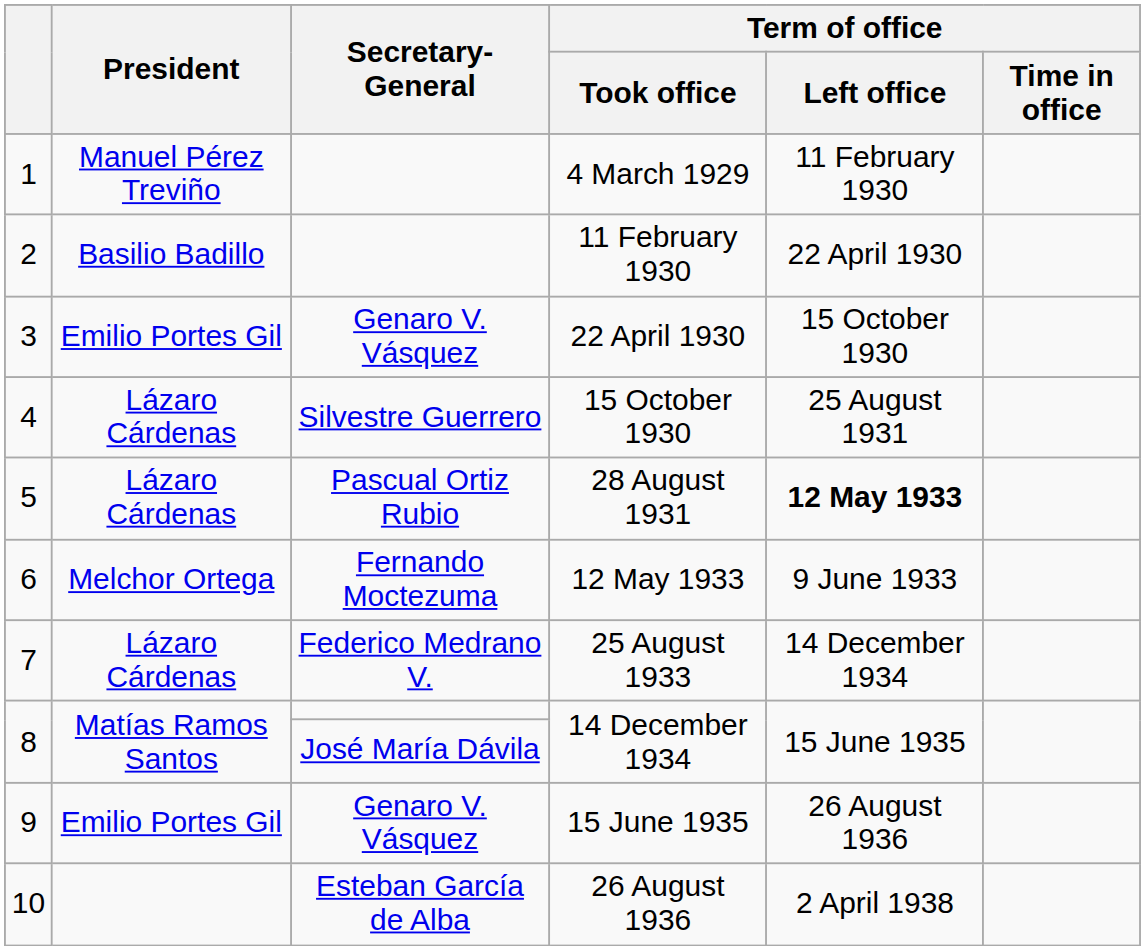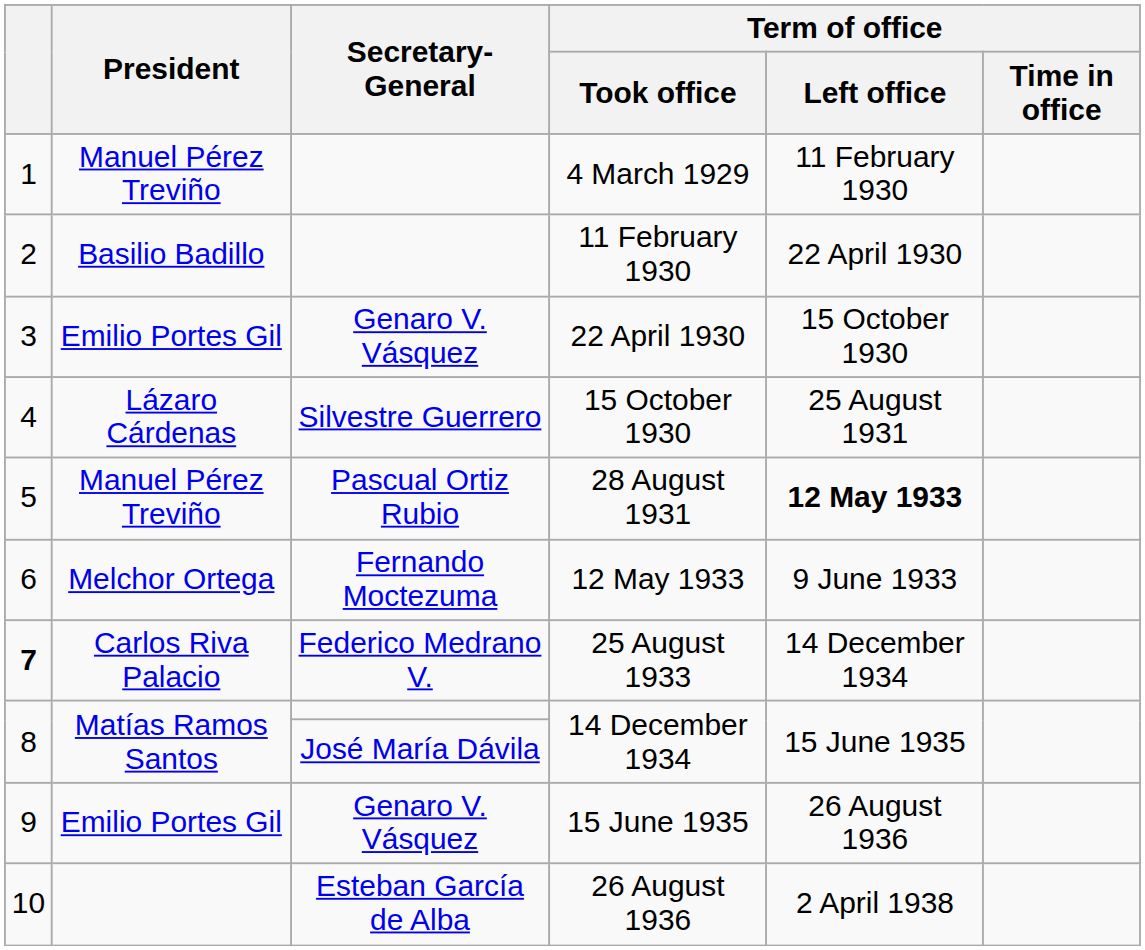(171, 498) Lázaro Cárdenas -> (171, 498) Manuel Pérez Treviño
(28, 660) normal -> (28, 660) bold
(171, 660) Lázaro Cárdenas -> (171, 660) Carlos Riva Palacio
